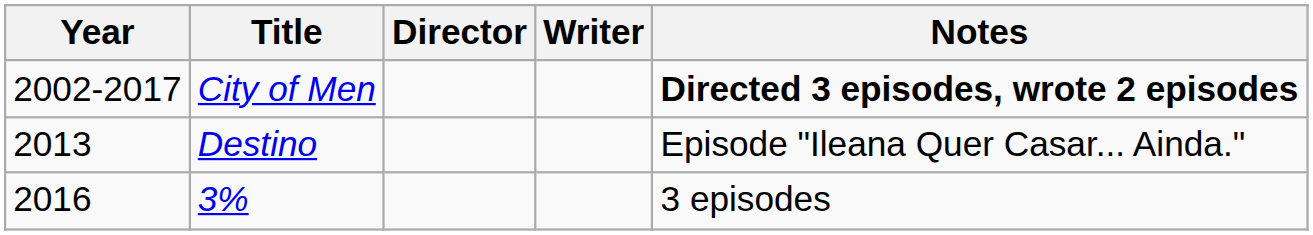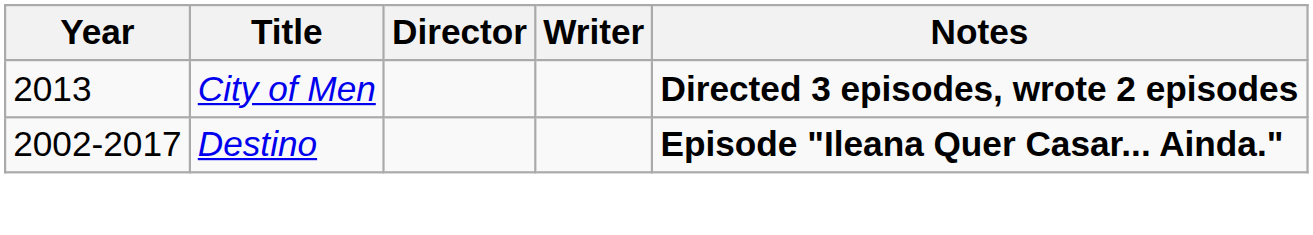(97, 88) 2002-2017 -> (52, 88) 2013
(52, 144) 2013 -> (97, 144) 2002-2017
(953, 144) normal -> (972, 144) bold
- row: (223, 199)
